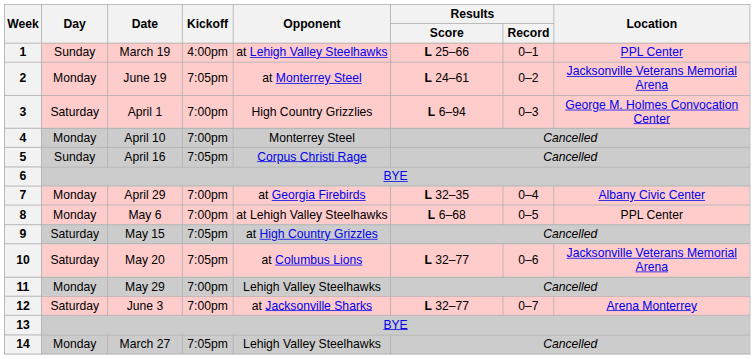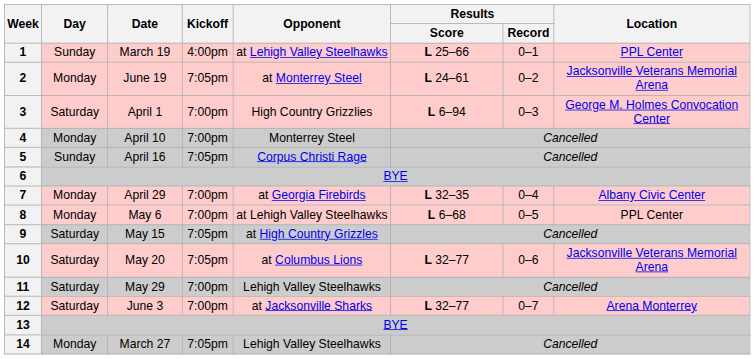(75, 286) Monday -> (75, 286) Saturday
